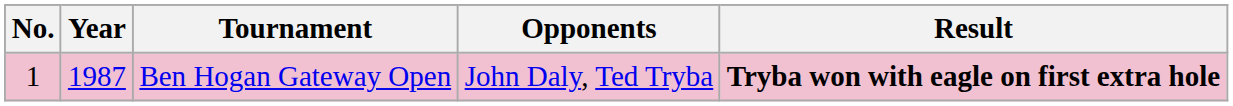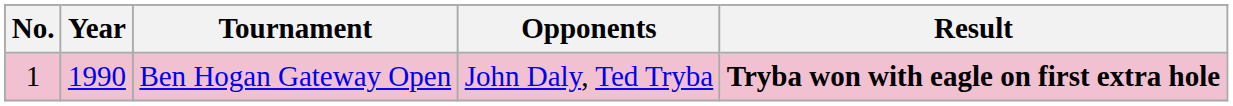(97, 76) 1987 -> (97, 76) 1990
